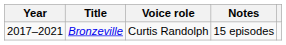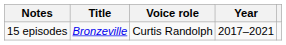columns swapped: (35, 13) <-> (244, 13)
